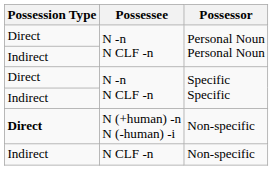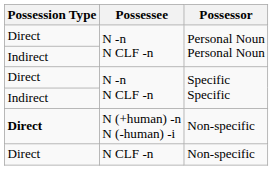(28, 154) Indirect -> (24, 154) Direct
